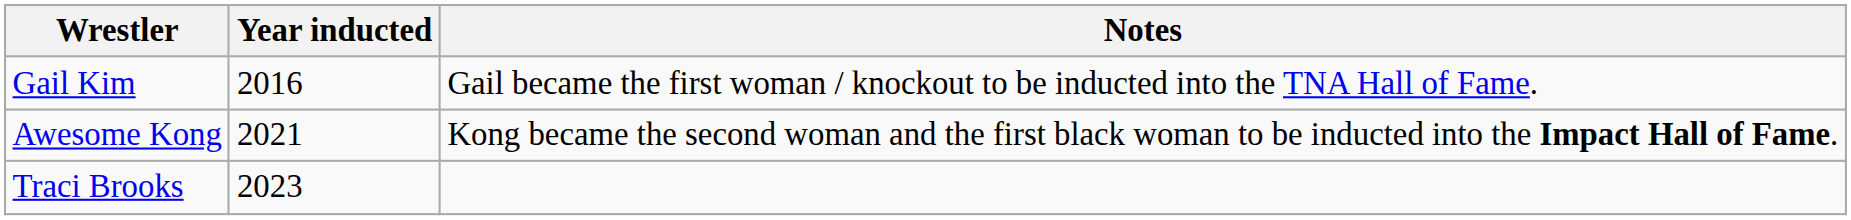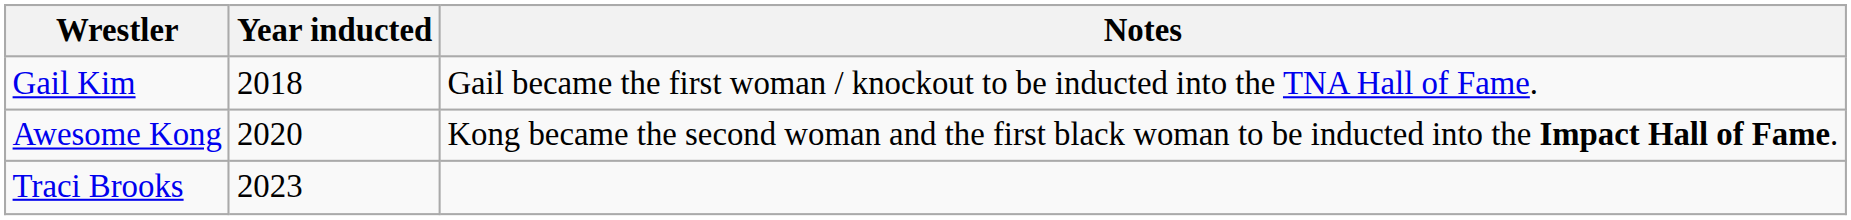(270, 82) 2016 -> (270, 82) 2018
(270, 134) 2021 -> (270, 134) 2020
